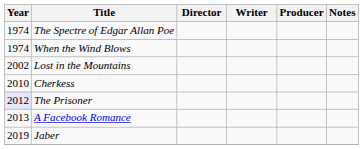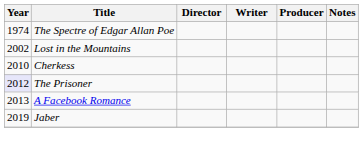- row: (82, 48)
